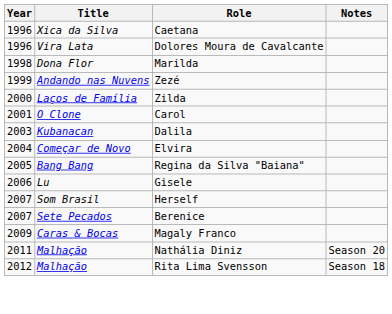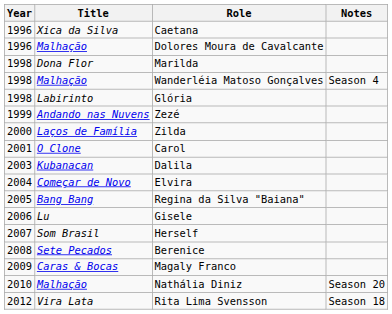(65, 47) Vira Lata -> (62, 47) Malhação
+ row: (239, 81)
+ row: (173, 98)
(19, 216) 2007 -> (19, 250) 2008
(19, 250) 2011 -> (19, 284) 2010
(62, 267) Malhação -> (65, 301) Vira Lata
